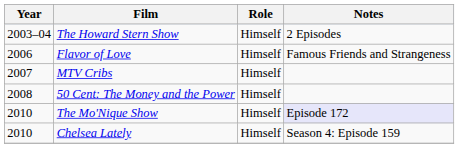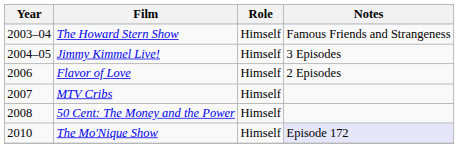(314, 34) 2 Episodes -> (369, 34) Famous Friends and Strangeness
+ row: (108, 53)
(369, 53) Famous Friends and Strangeness -> (314, 73) 2 Episodes
- row: (94, 133)
